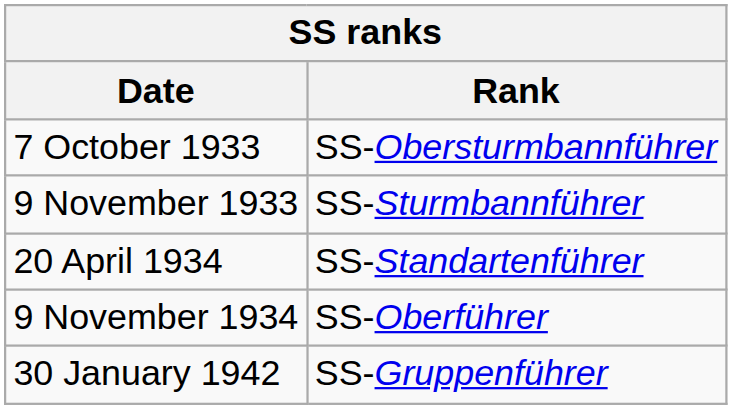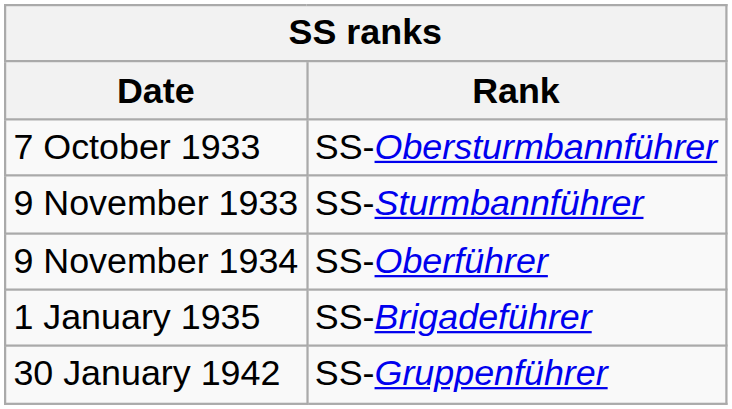- row: (118, 260)
+ row: (137, 317)
